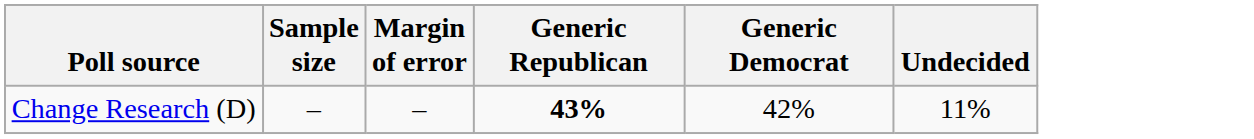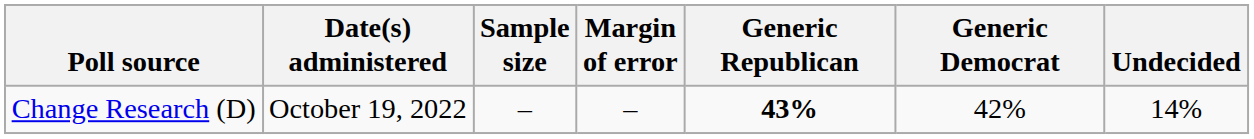+ column: (368, 45)
(965, 108) 11% -> (1176, 108) 14%
